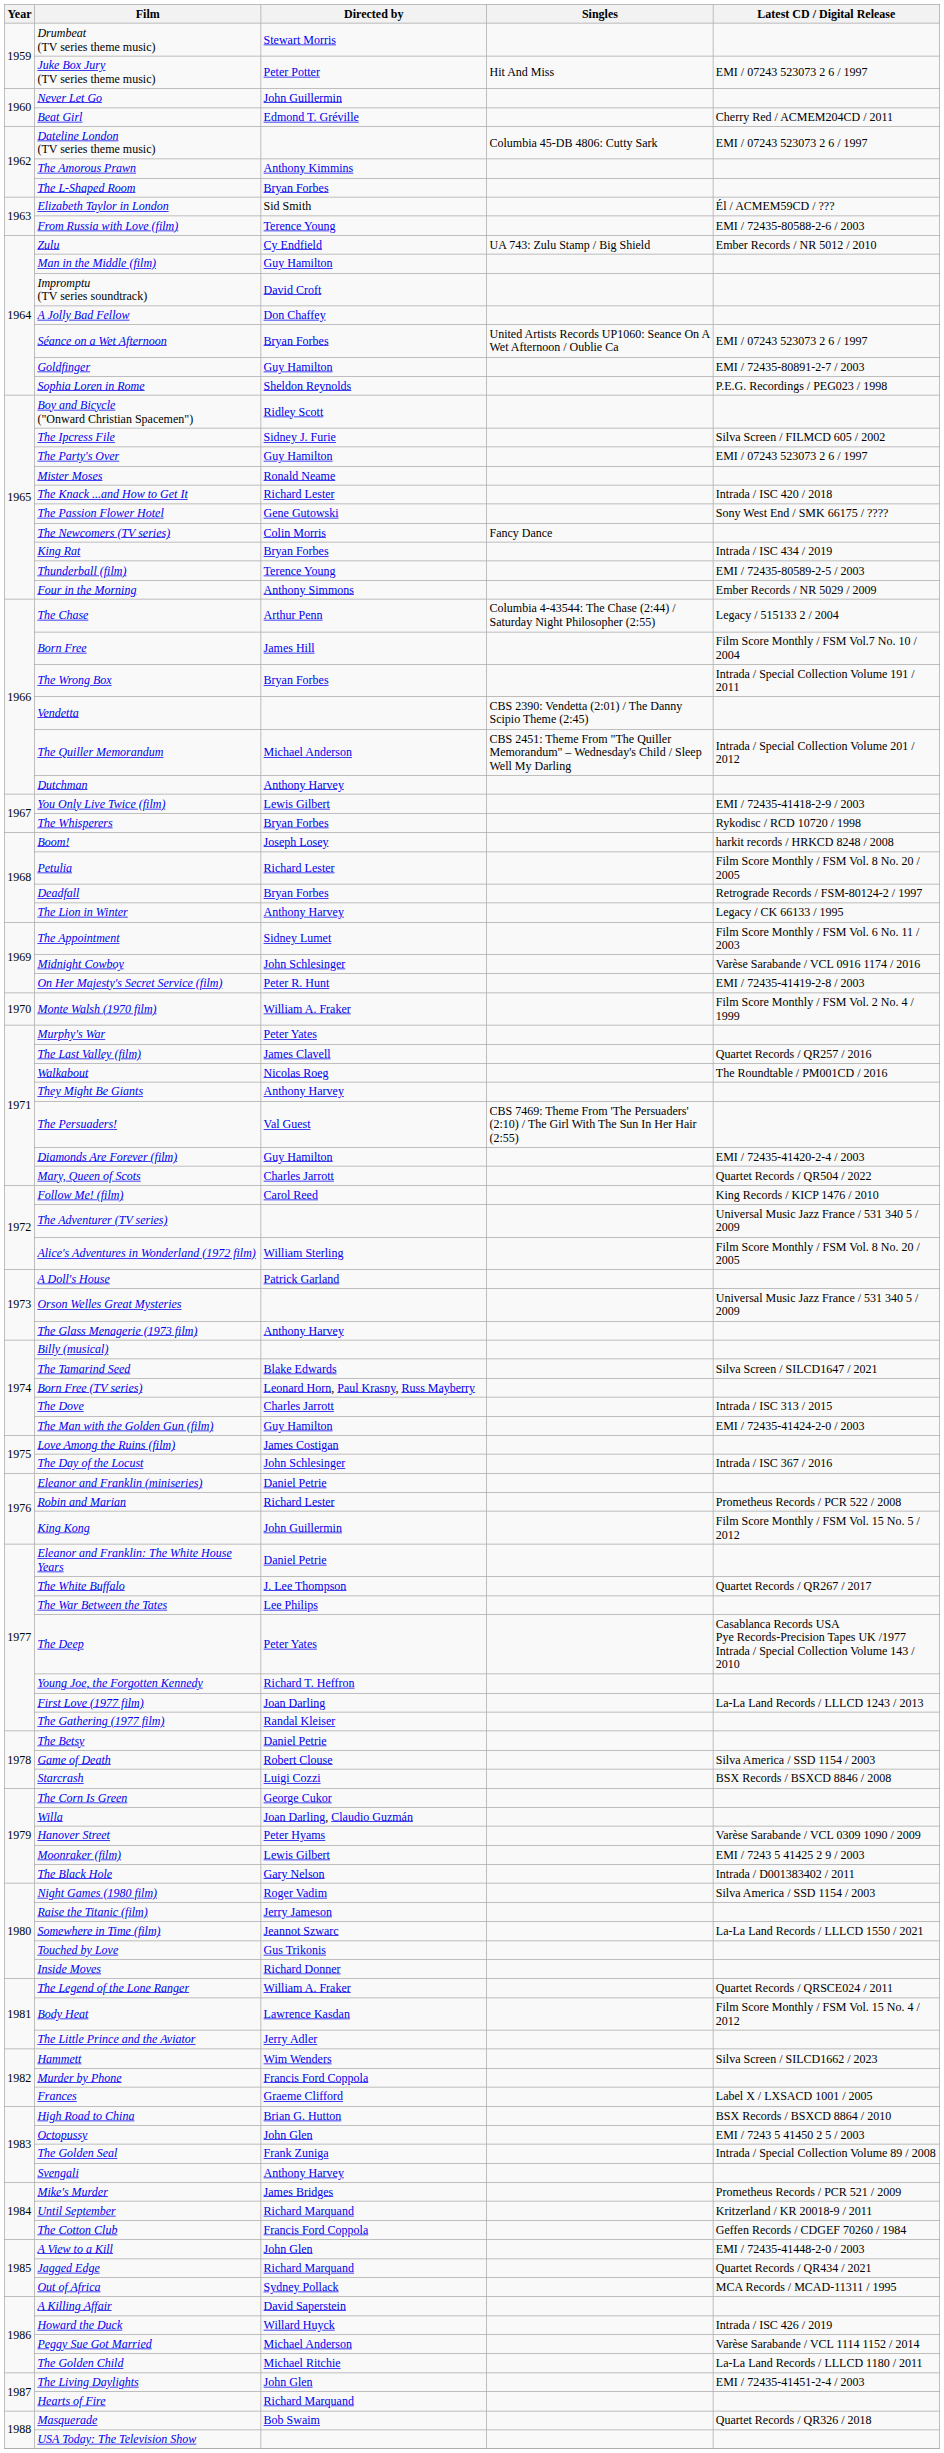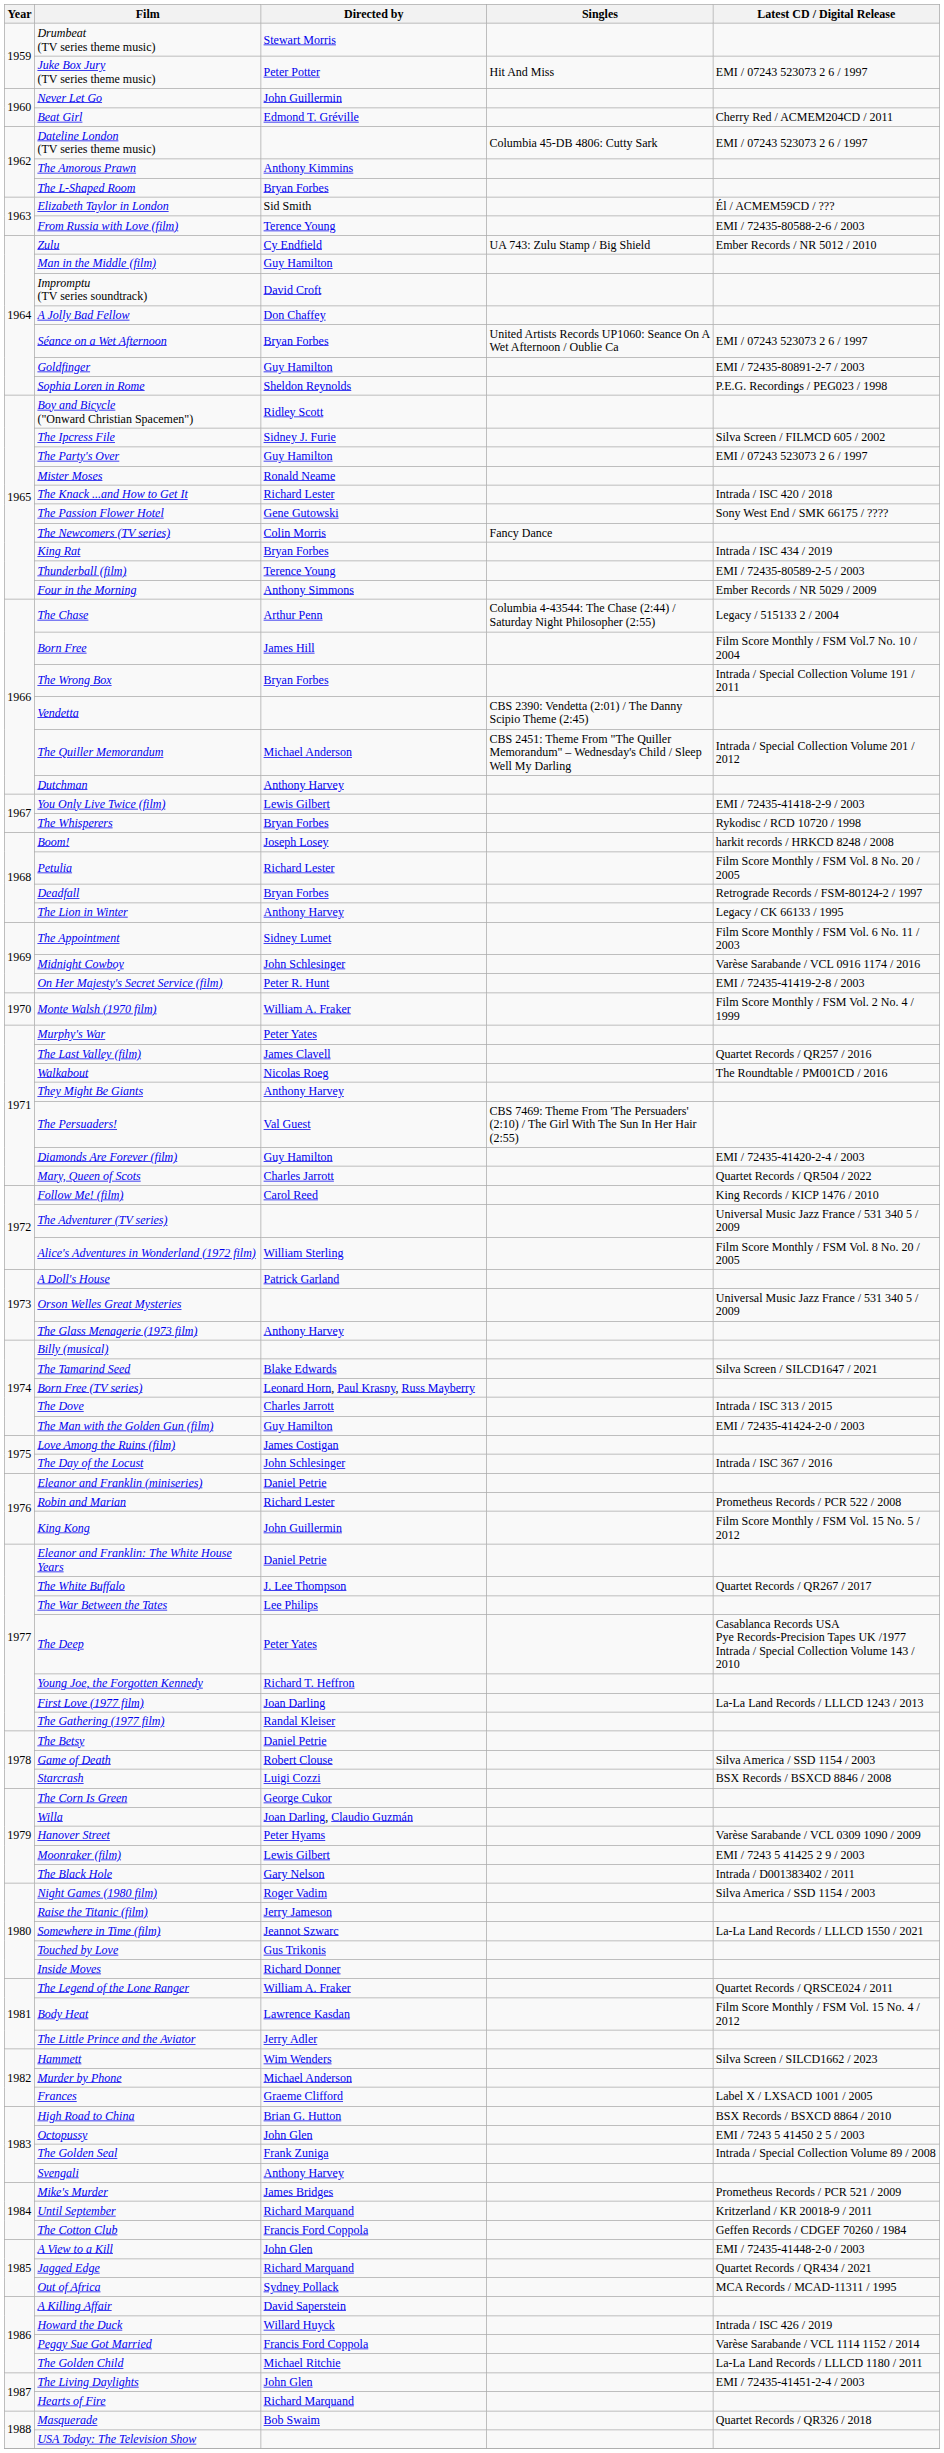(316, 2077) Francis Ford Coppola -> (308, 2077) Michael Anderson
(308, 2344) Michael Anderson -> (316, 2344) Francis Ford Coppola
